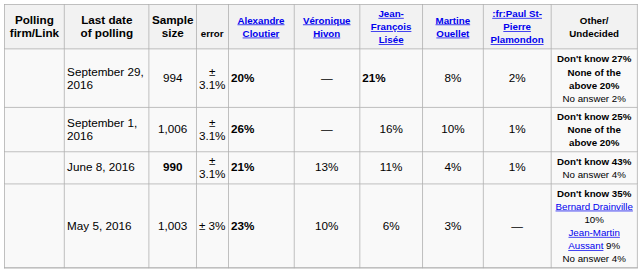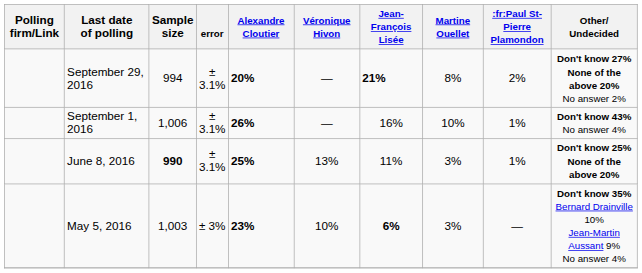(594, 130) Don't know 25% None of the above 20% -> (594, 123) Don't know 43% No answer 4%
(243, 167) 21% -> (243, 161) 25%
(453, 167) 4% -> (453, 161) 3%
(594, 168) Don't know 43% No answer 4% -> (594, 162) Don't know 25% None of the above 20%
(391, 225) normal -> (391, 225) bold
